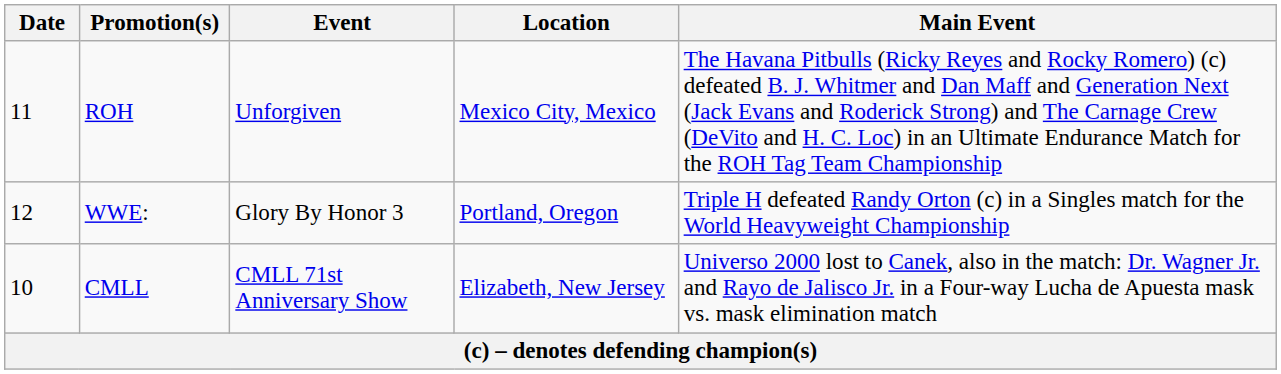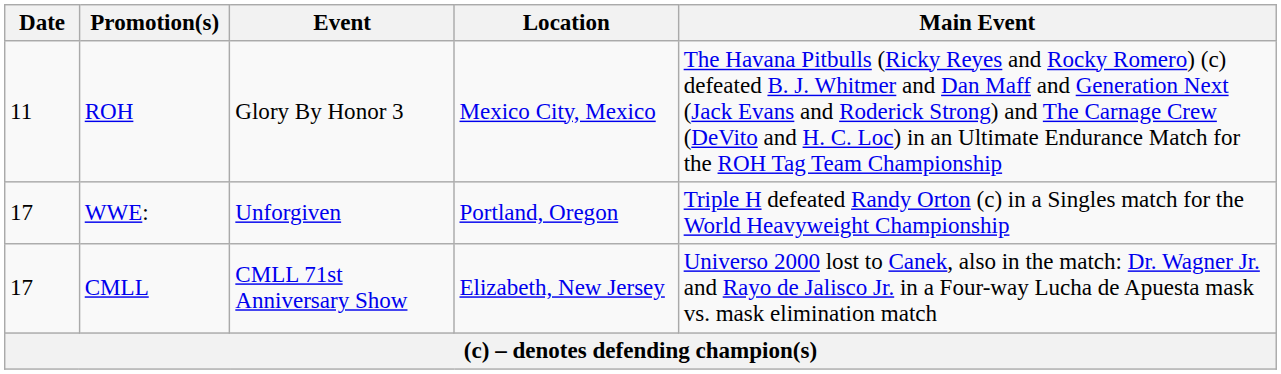(288, 111) Unforgiven -> (319, 111) Glory By Honor 3
(22, 212) 12 -> (22, 212) 17
(319, 212) Glory By Honor 3 -> (288, 212) Unforgiven
(22, 287) 10 -> (22, 287) 17
